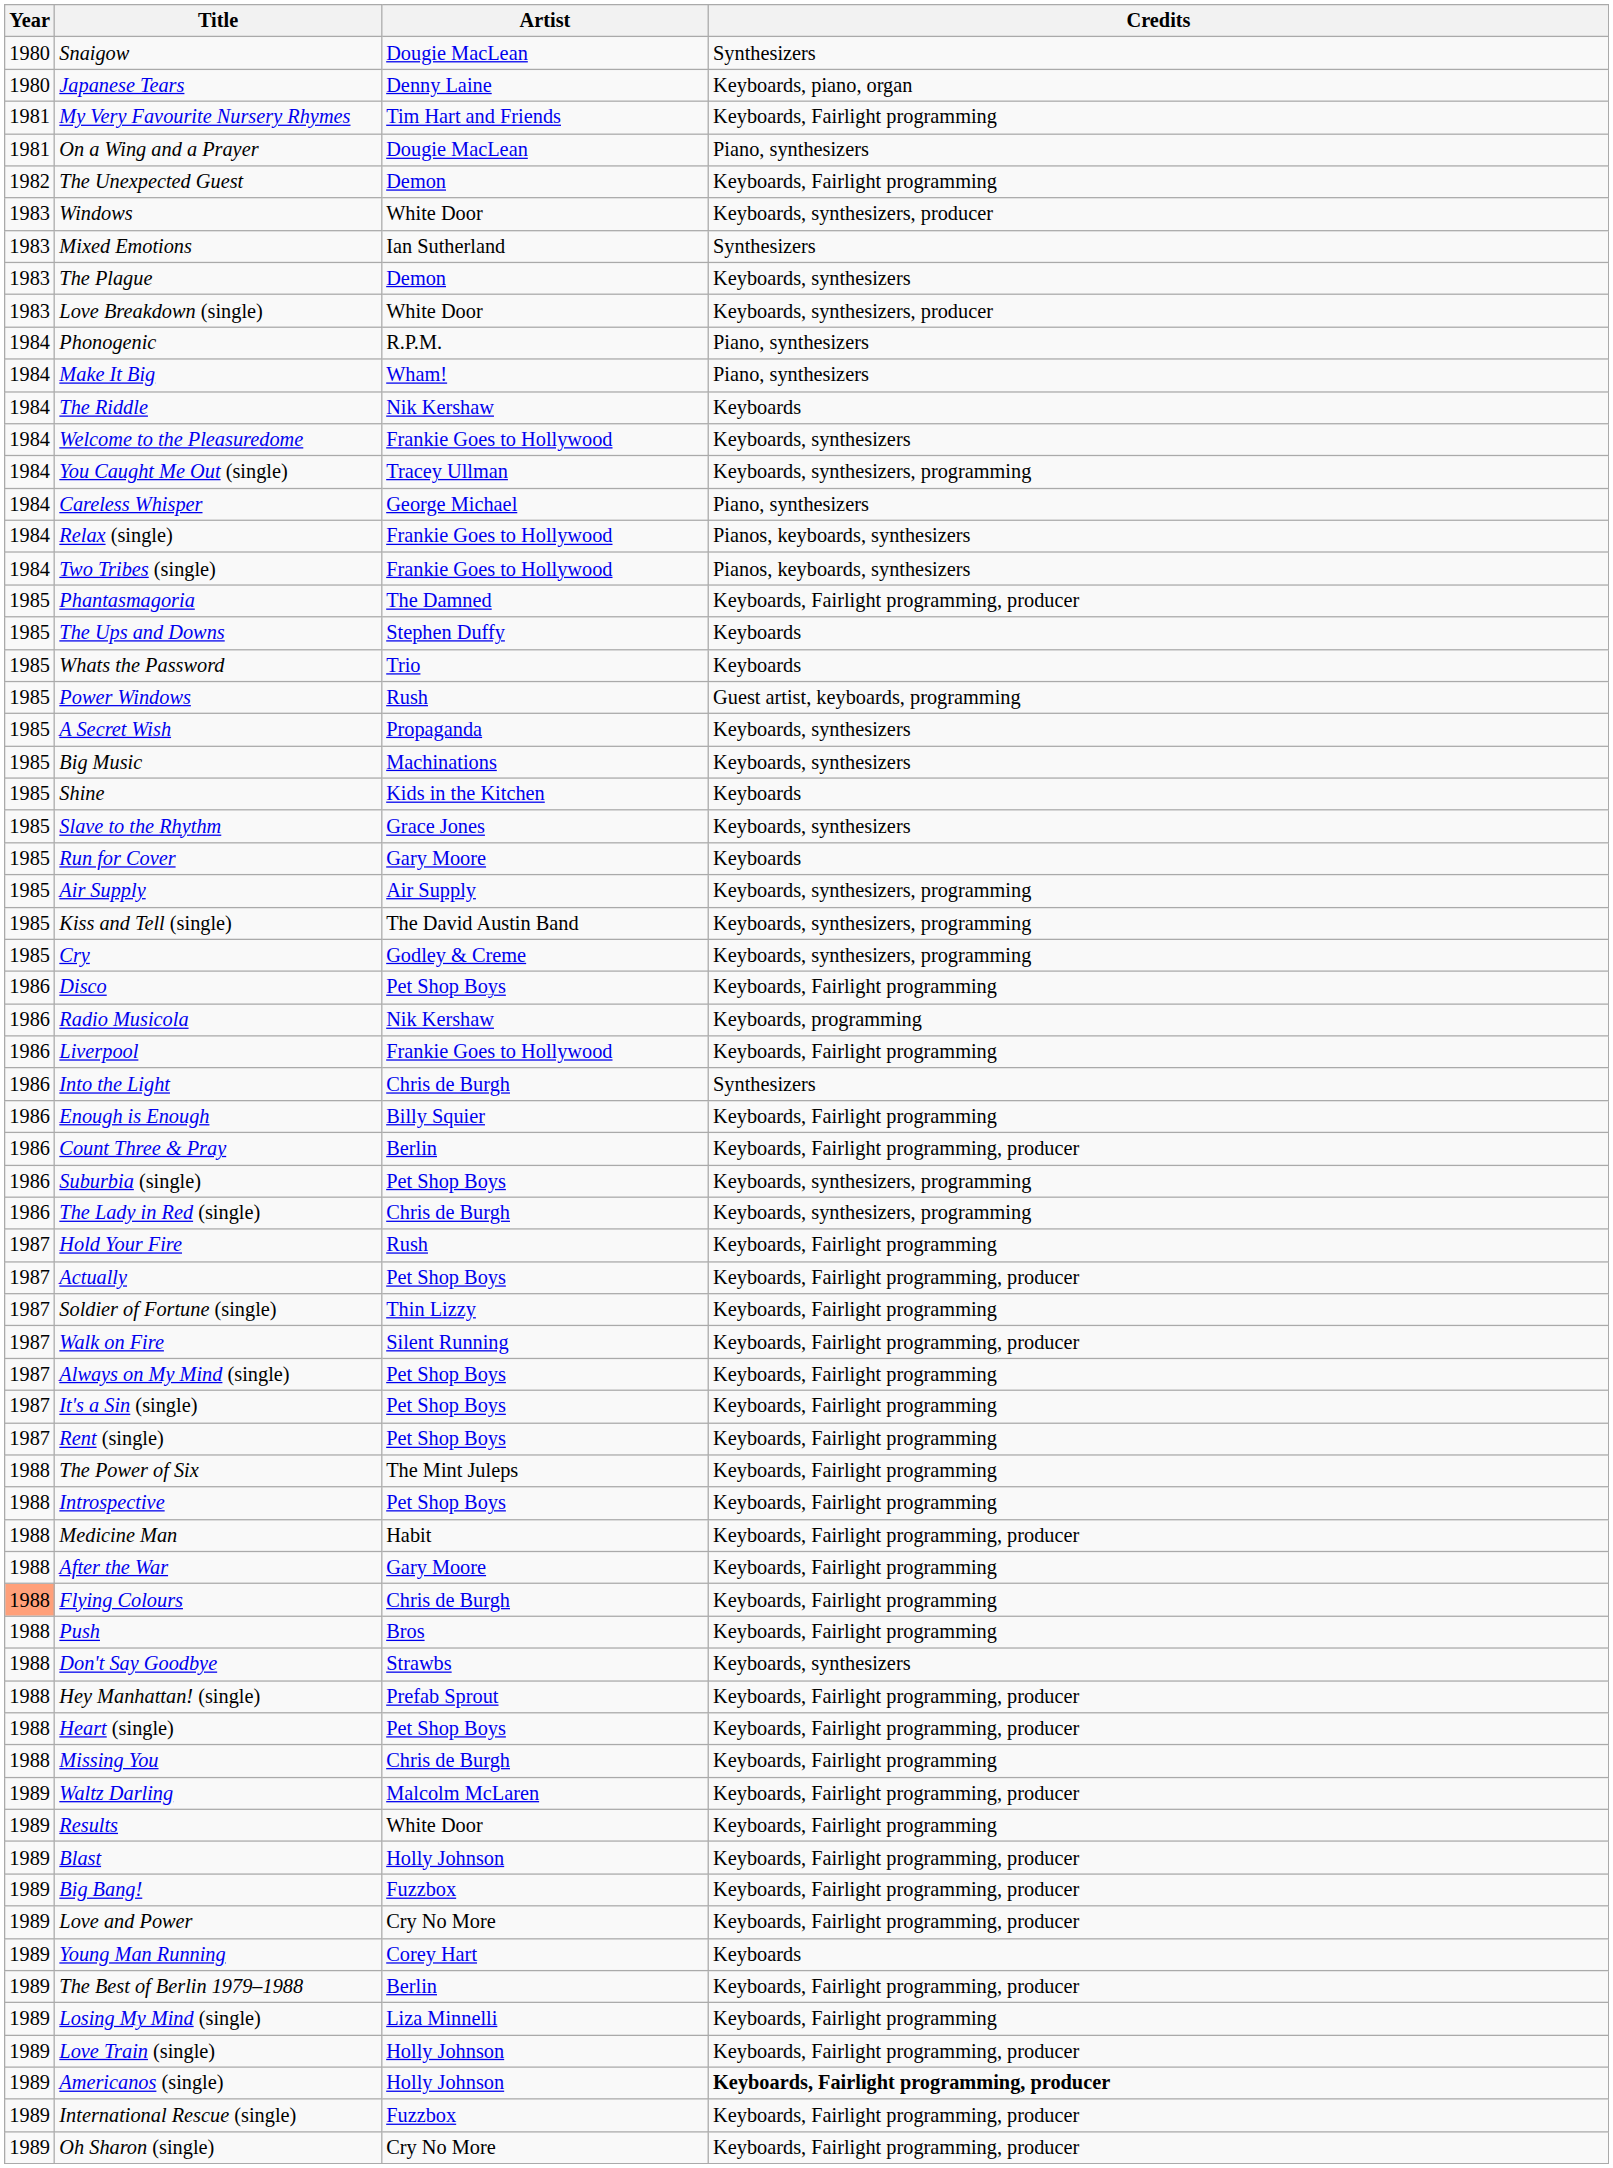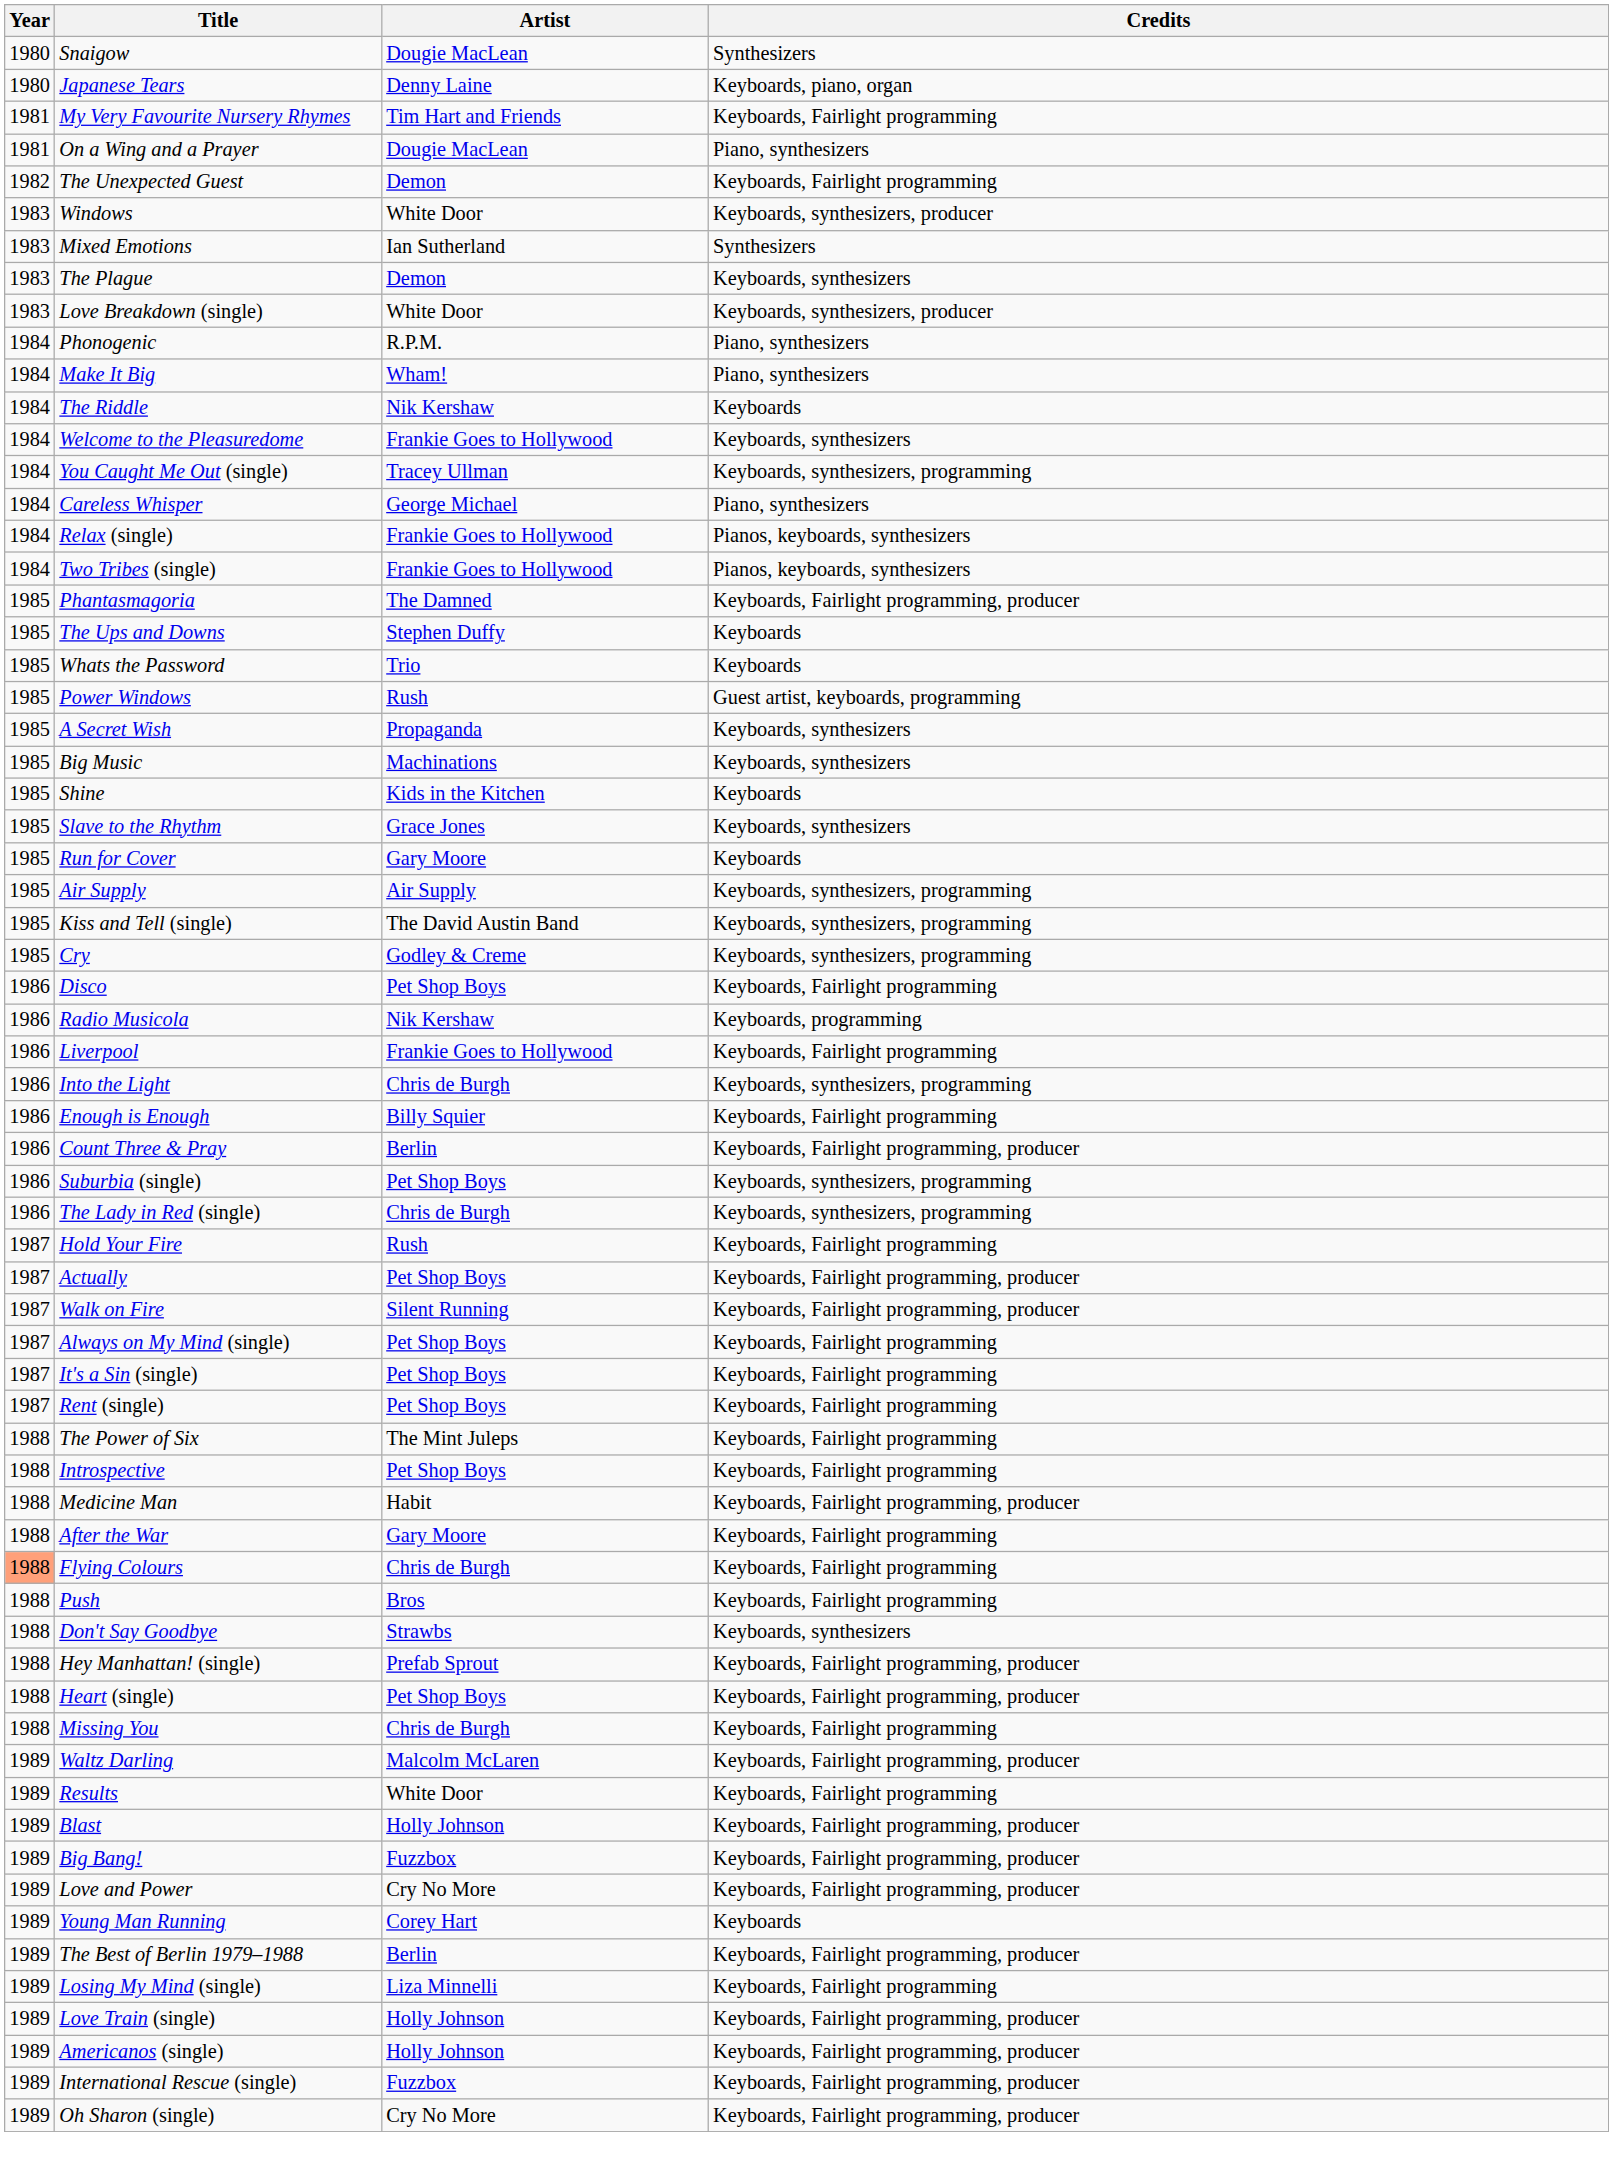(764, 1084) Synthesizers -> (872, 1084) Keyboards, synthesizers, programming
- row: (168, 1309)
(912, 2083) bold -> (896, 2050) normal
